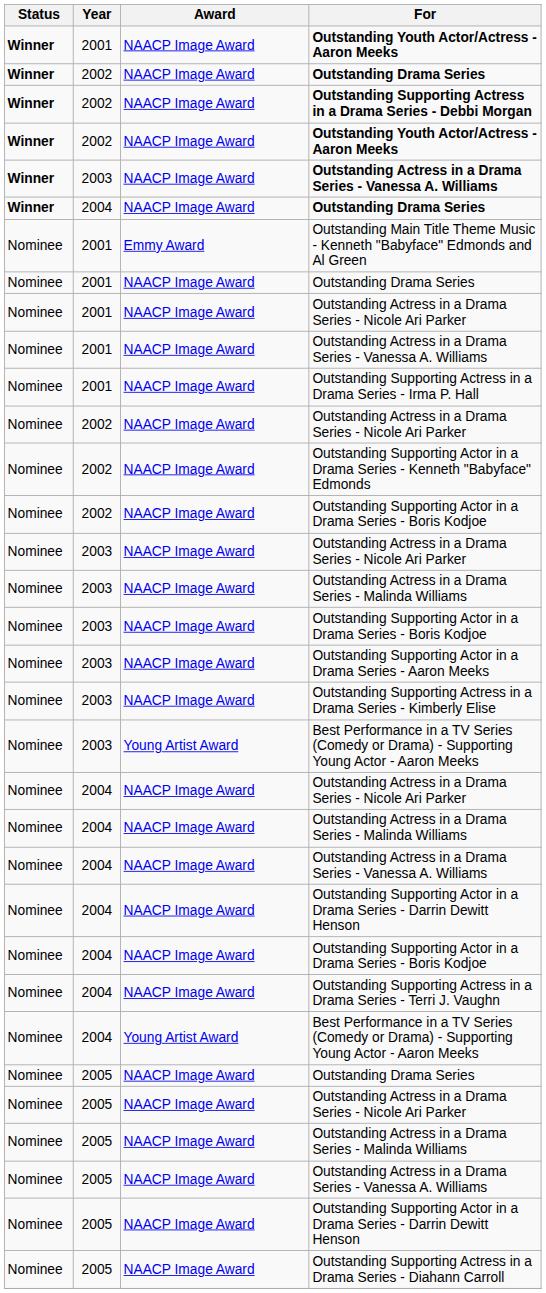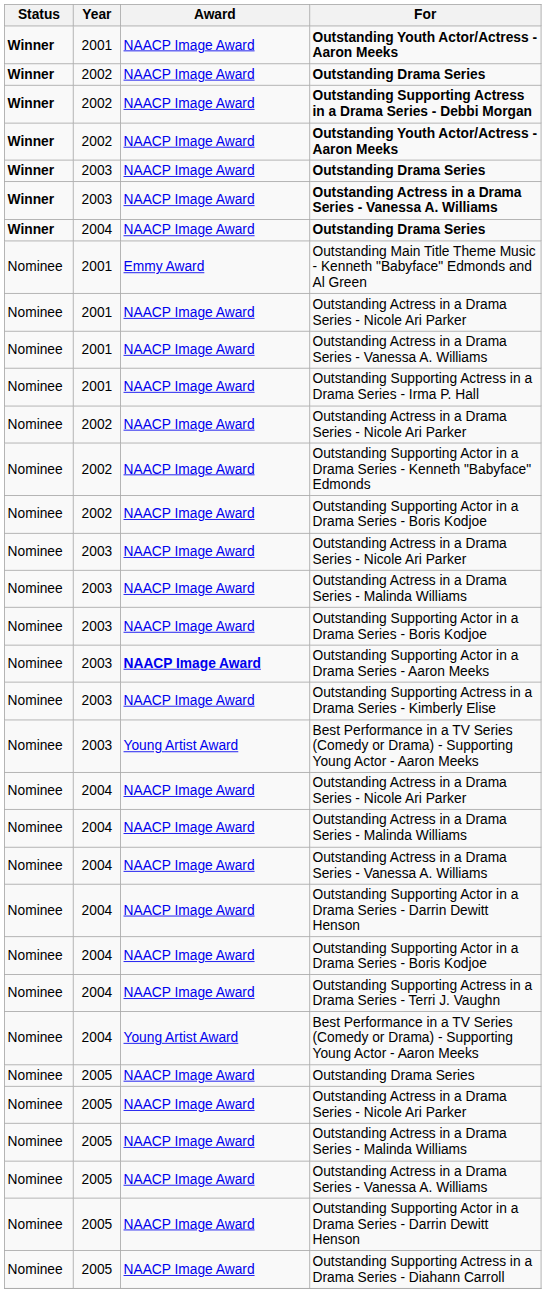+ row: (97, 170)
- row: (97, 282)
(189, 663) normal -> (192, 663) bold
